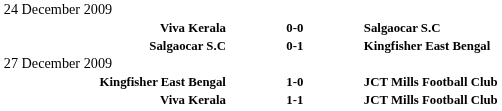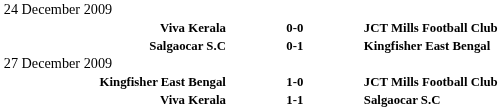(402, 27) Salgaocar S.C -> (431, 27) JCT Mills Football Club
(431, 99) JCT Mills Football Club -> (402, 99) Salgaocar S.C
